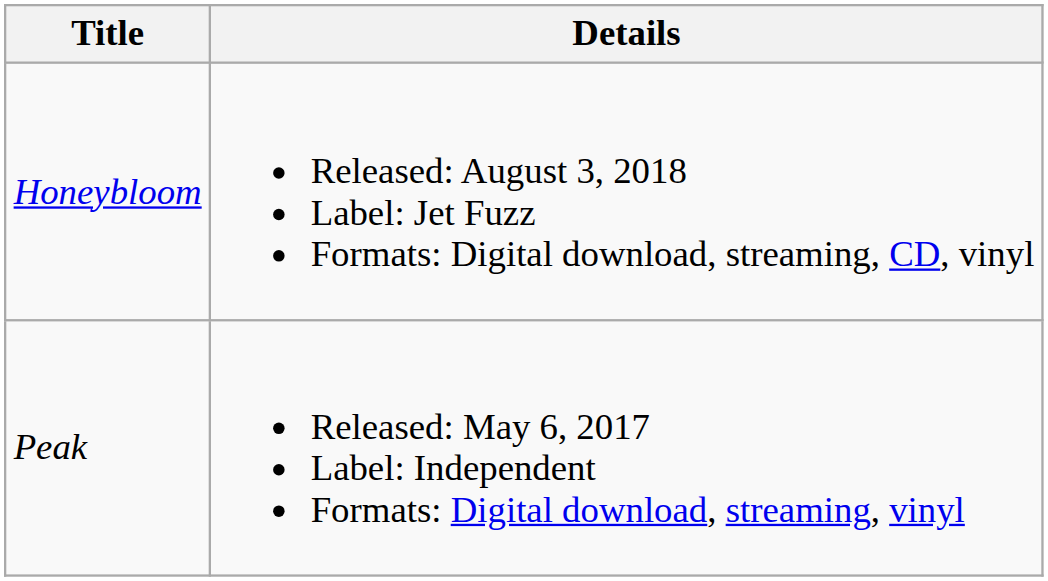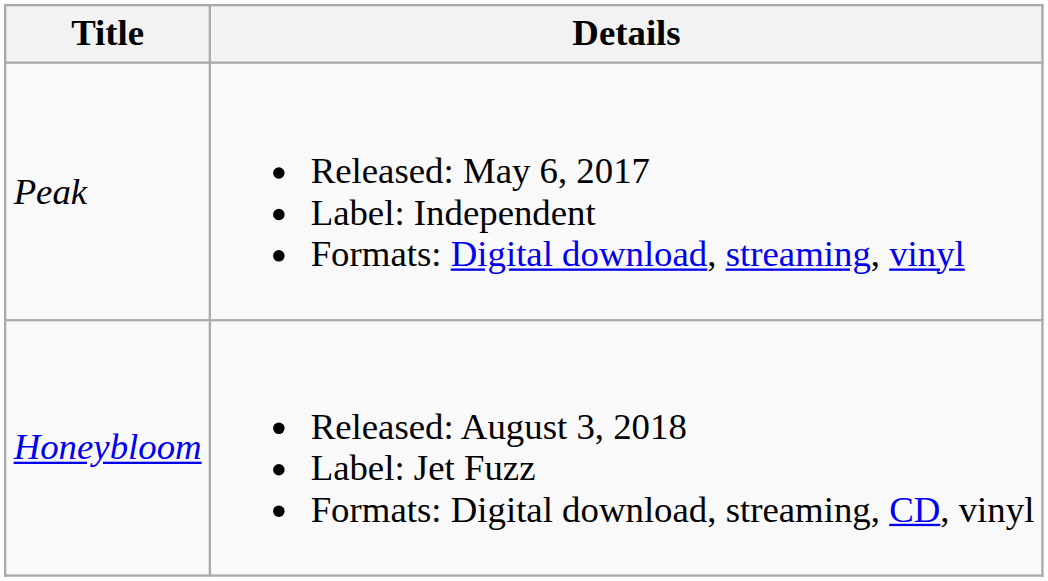rows swapped: (50, 447) <-> (108, 190)
